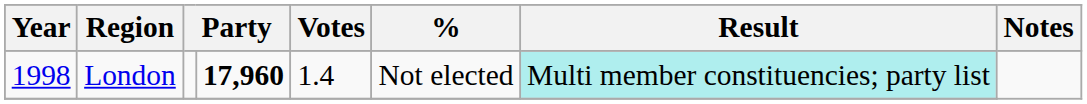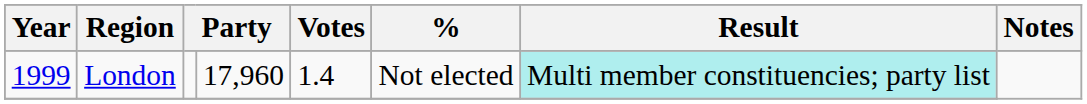(41, 74) 1998 -> (41, 74) 1999
(243, 74) bold -> (243, 74) normal
